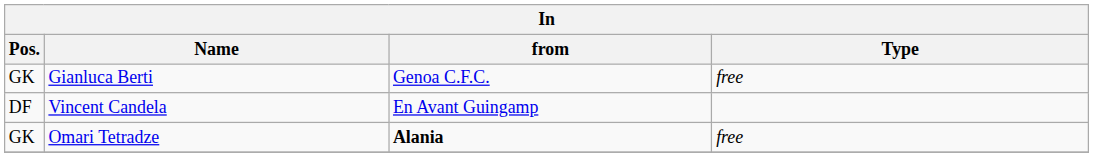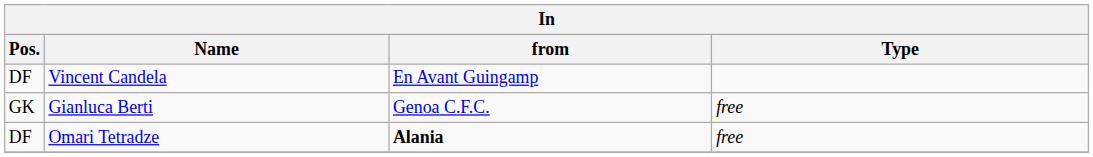rows swapped: (108, 107) <-> (101, 78)
(22, 137) GK -> (20, 137) DF
